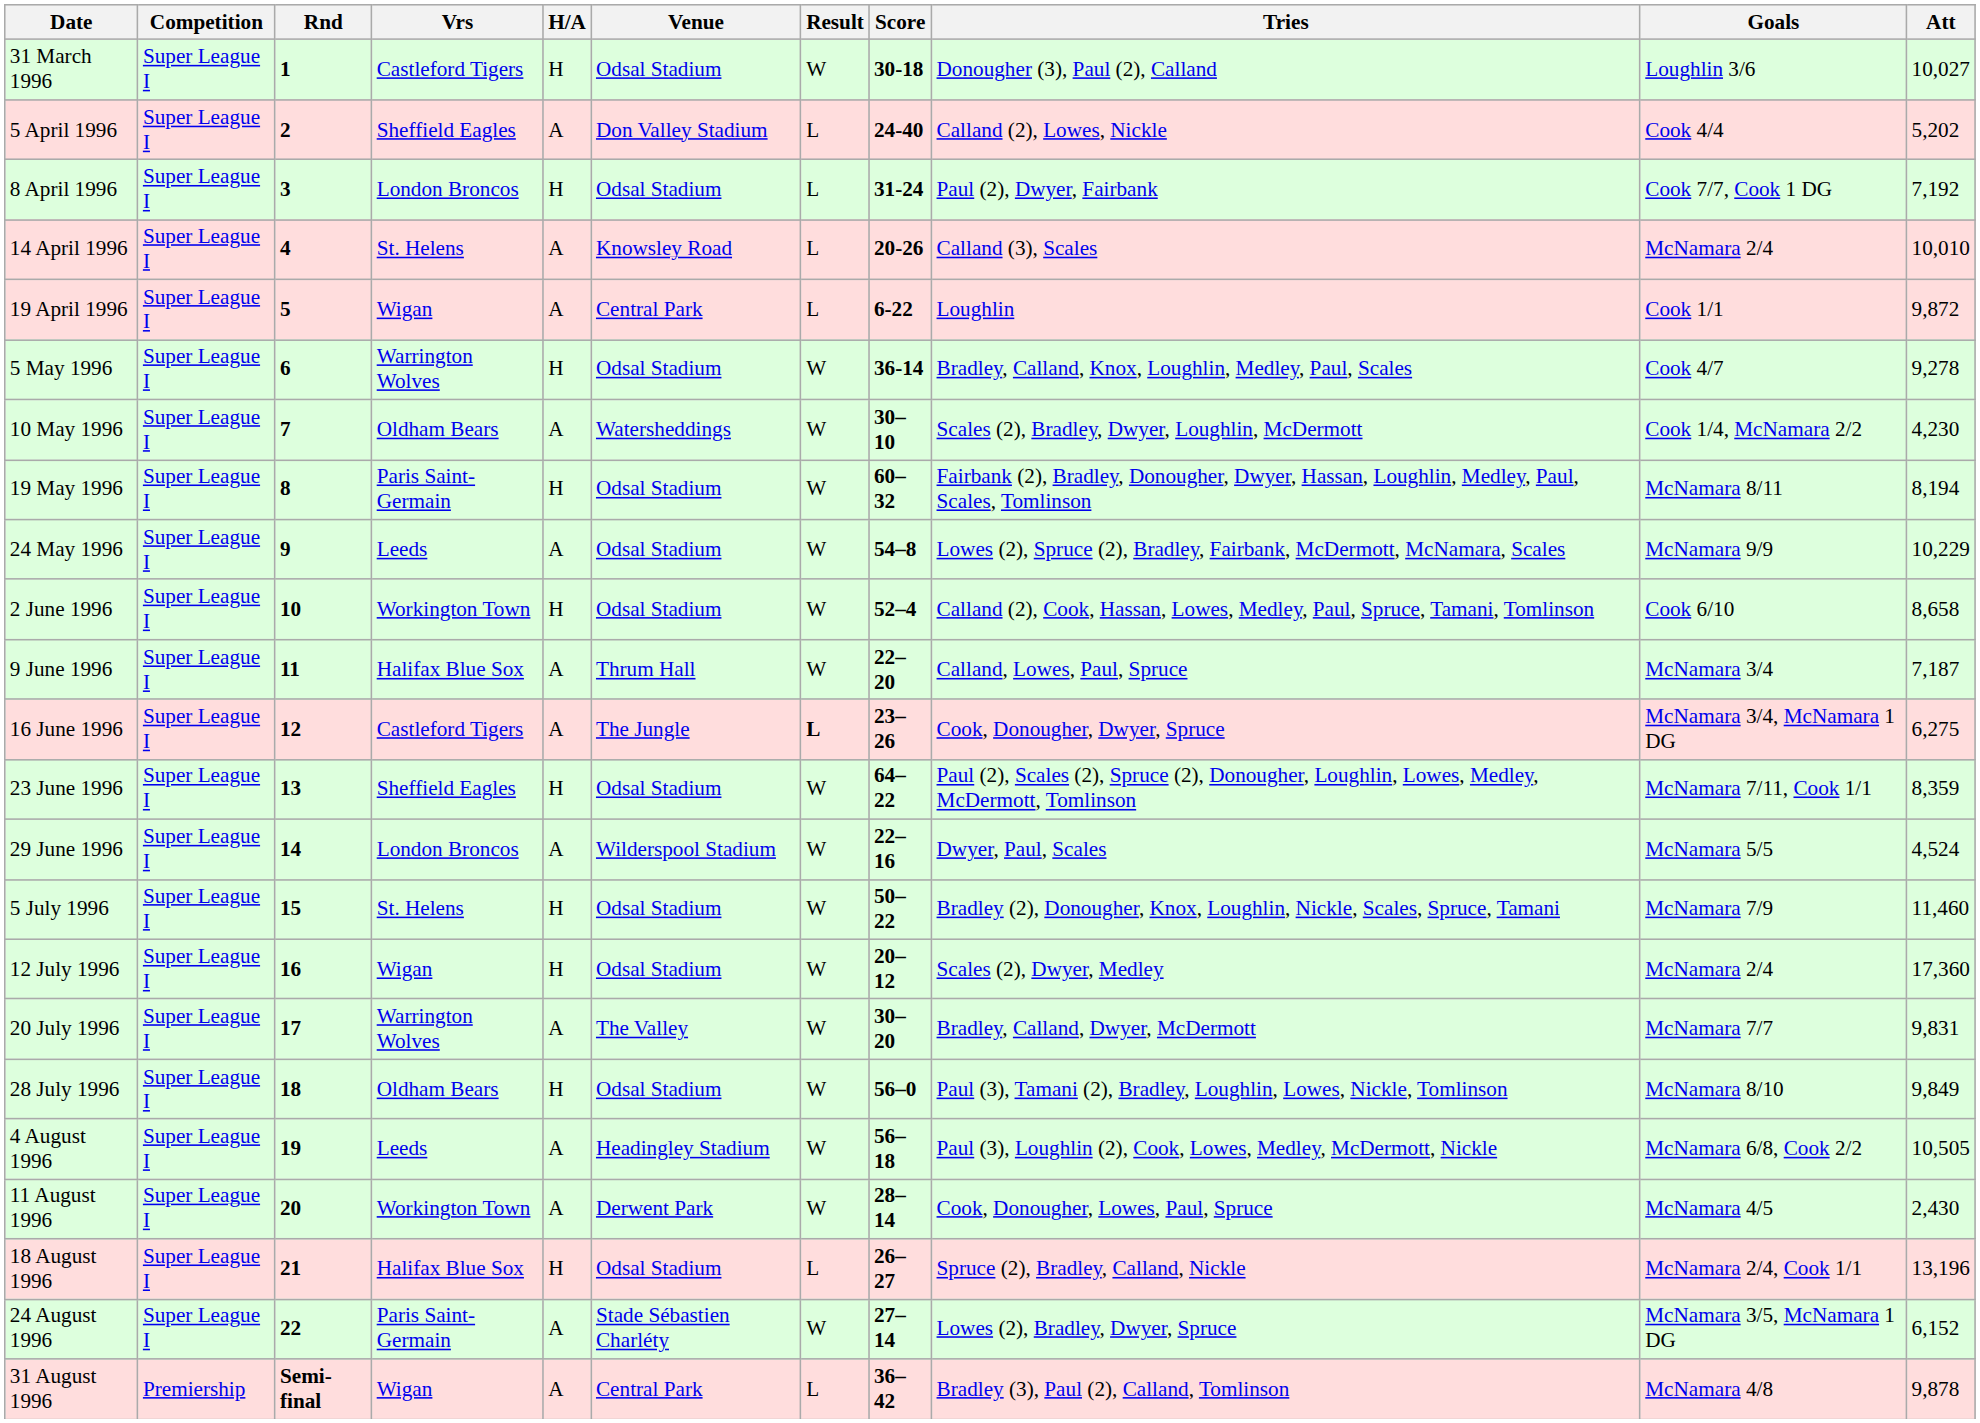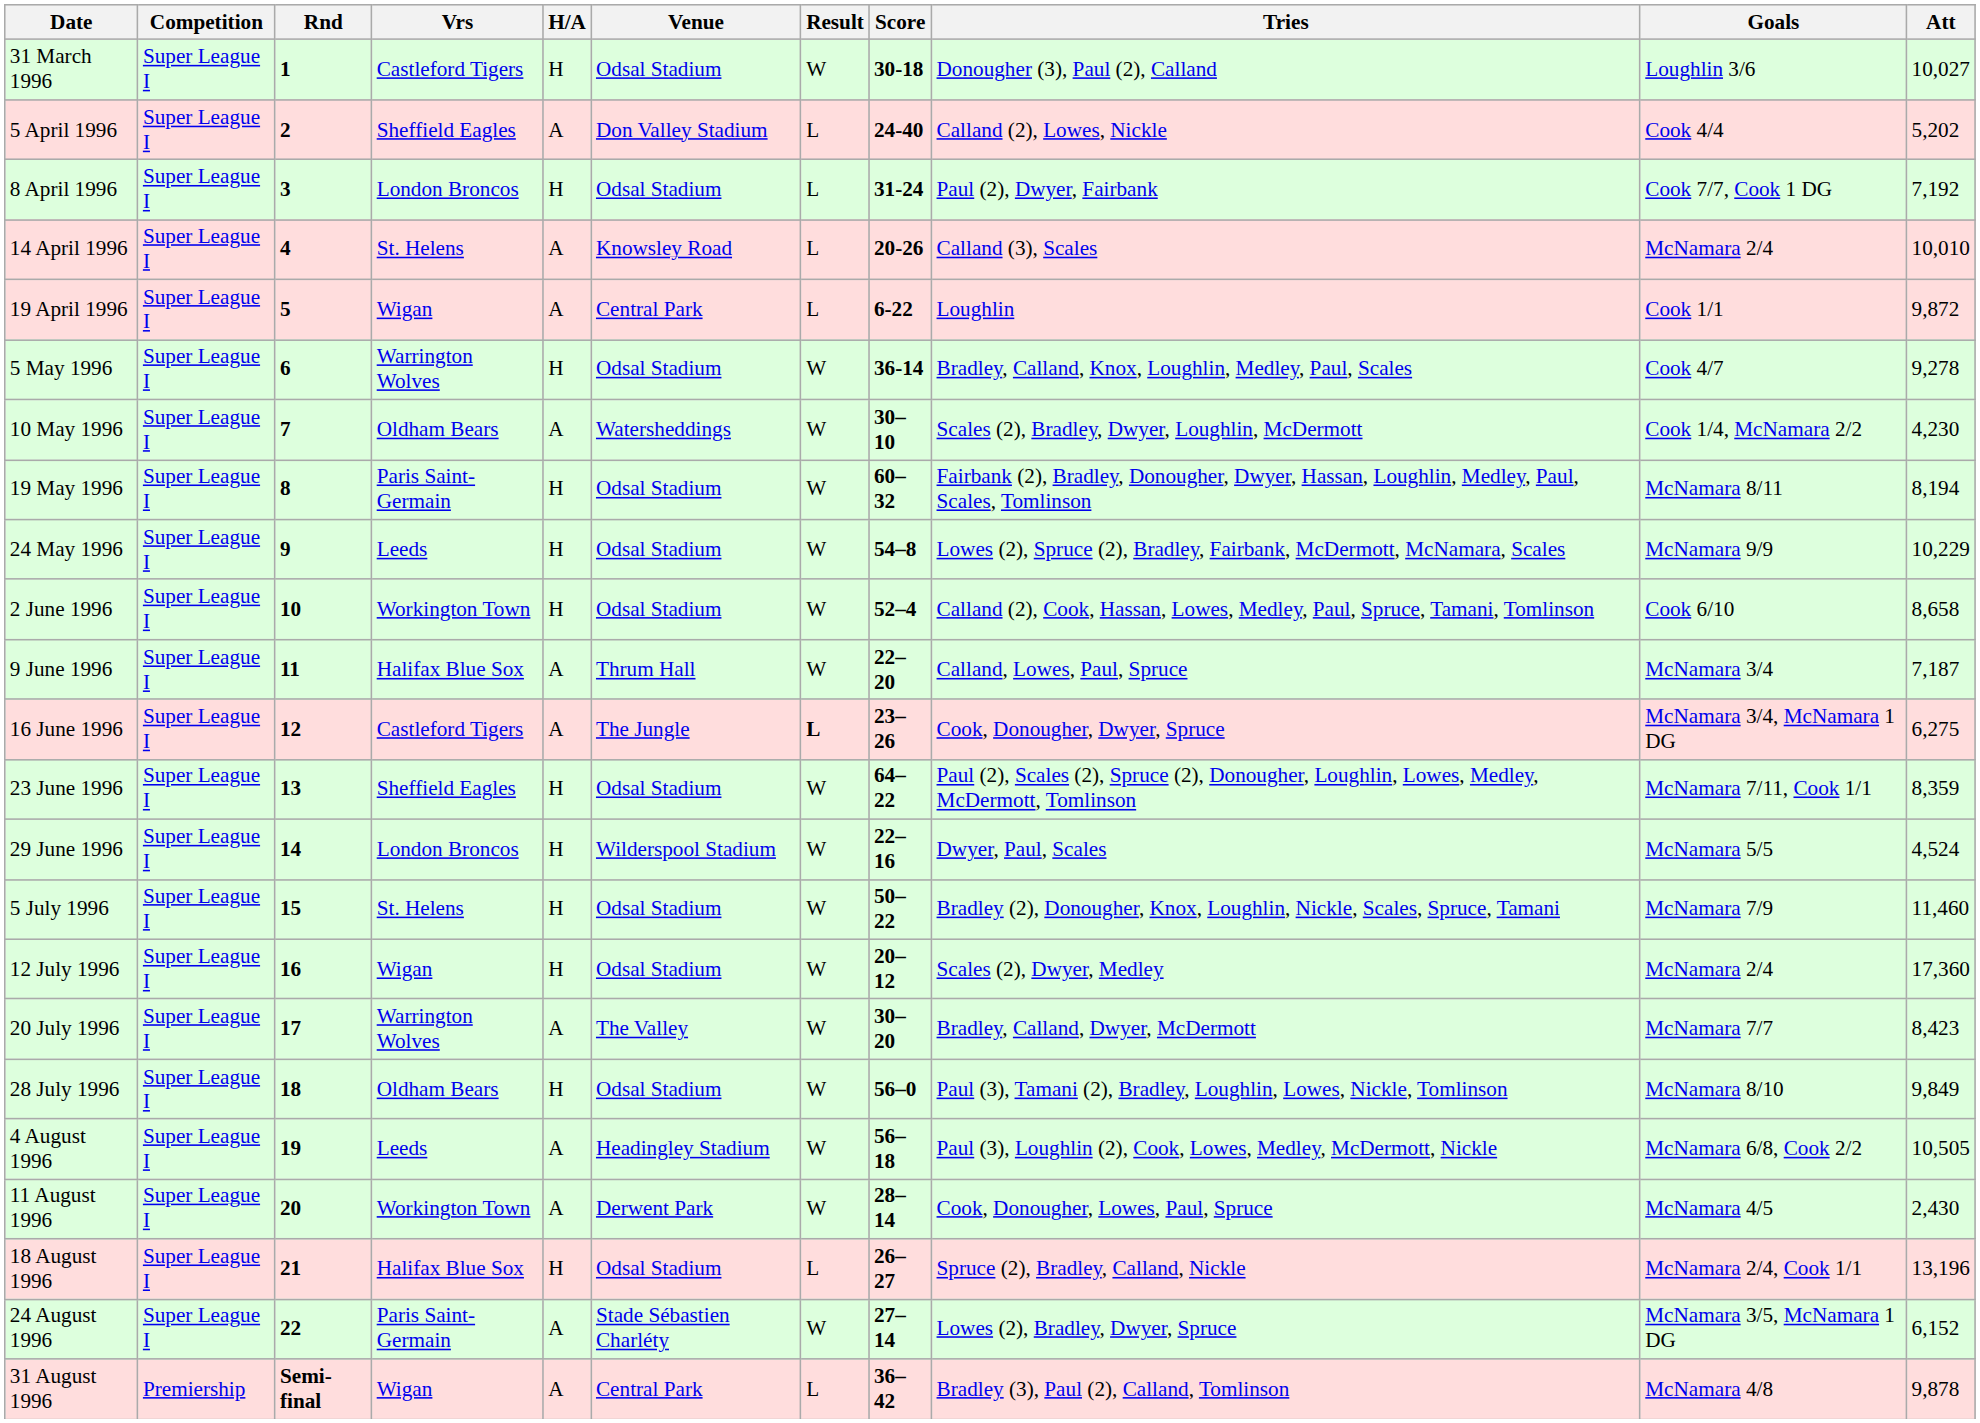(556, 548) A -> (556, 548) H
(556, 848) A -> (556, 848) H
(1935, 1028) 9,831 -> (1935, 1028) 8,423
